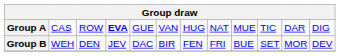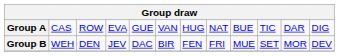(118, 27) bold -> (117, 27) normal
(244, 27) MUE -> (243, 27) BUE
(244, 43) BUE -> (244, 43) MUE
